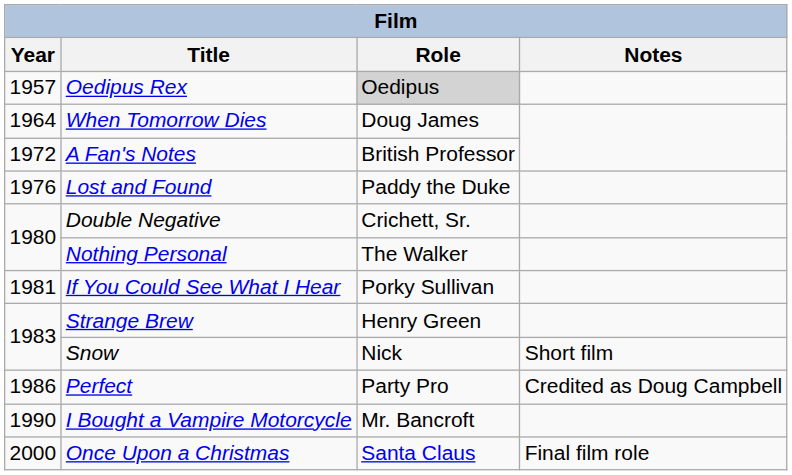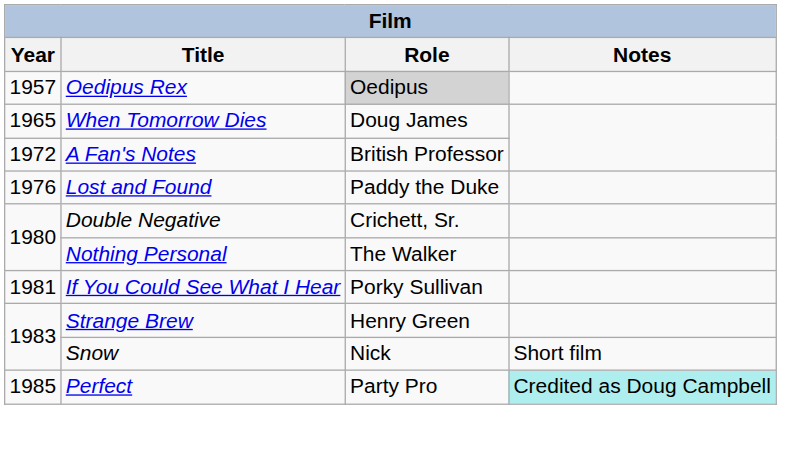(33, 120) 1964 -> (33, 120) 1965
(33, 386) 1986 -> (33, 386) 1985
(653, 386) no background -> (642, 386) paleturquoise background
- row: (209, 420)
- row: (178, 453)
